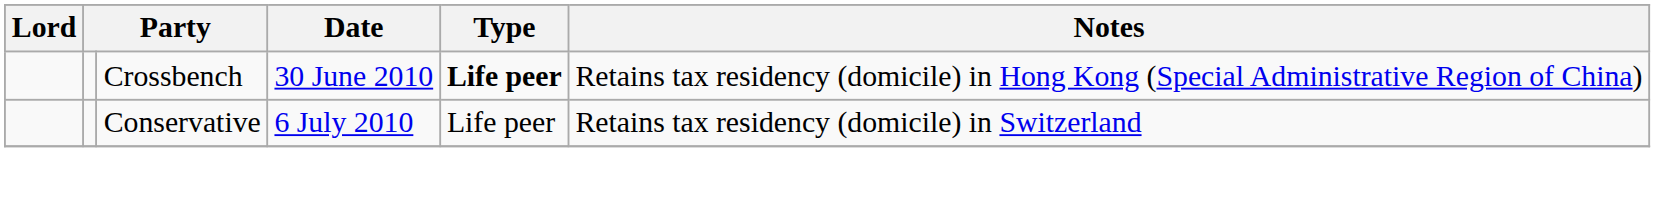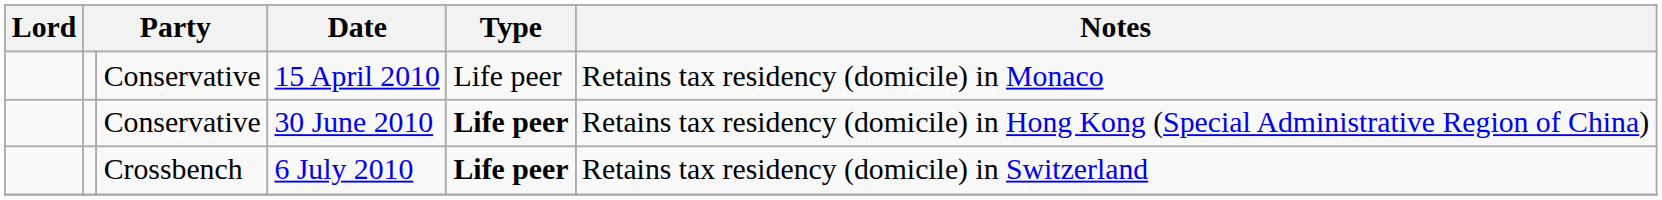+ row: (357, 75)
(173, 75) Crossbench -> (182, 122) Conservative
(182, 122) Conservative -> (173, 169) Crossbench
(501, 122) normal -> (511, 169) bold
